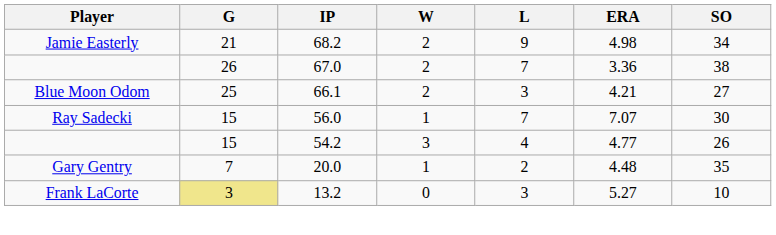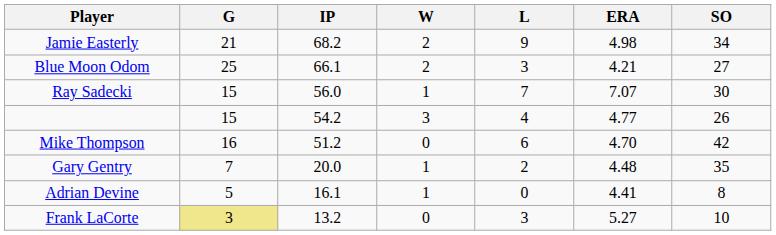- row: (327, 67)
+ row: (327, 142)
+ row: (327, 192)
